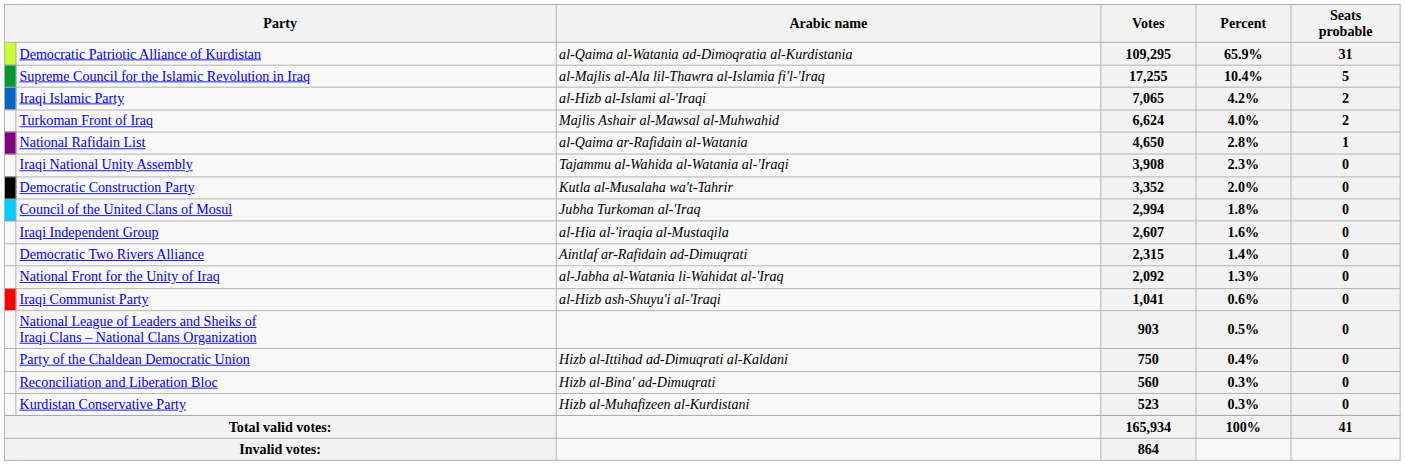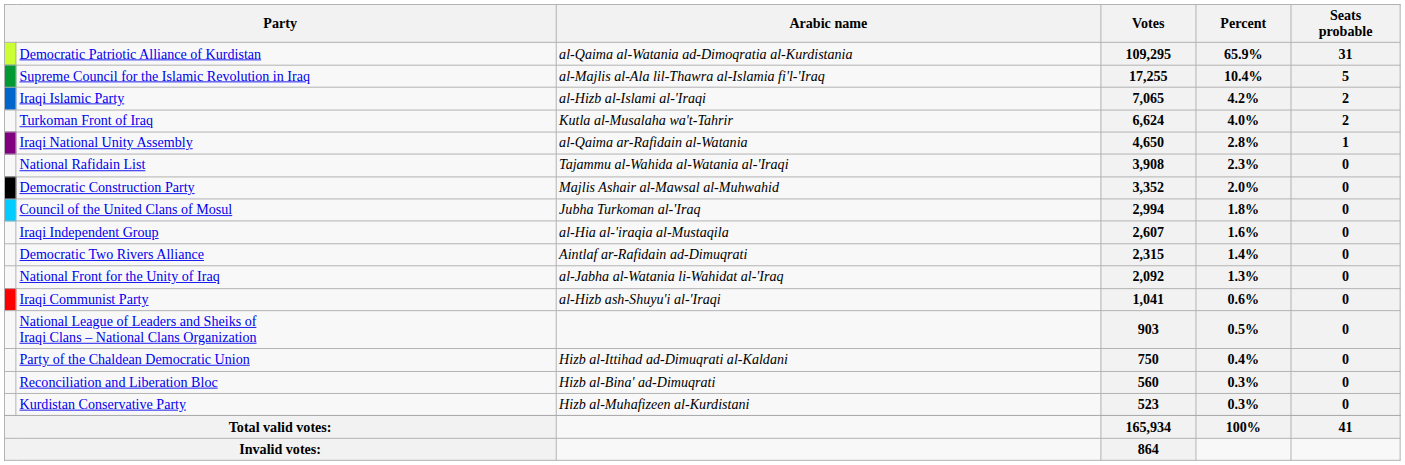(669, 120) Majlis Ashair al-Mawsal al-Muhwahid -> (646, 120) Kutla al-Musalaha wa't-Tahrir
(82, 143) National Rafidain List -> (106, 143) Iraqi National Unity Assembly
(106, 165) Iraqi National Unity Assembly -> (82, 165) National Rafidain List
(646, 187) Kutla al-Musalaha wa't-Tahrir -> (669, 187) Majlis Ashair al-Mawsal al-Muhwahid
